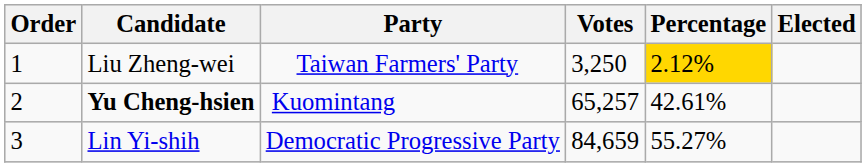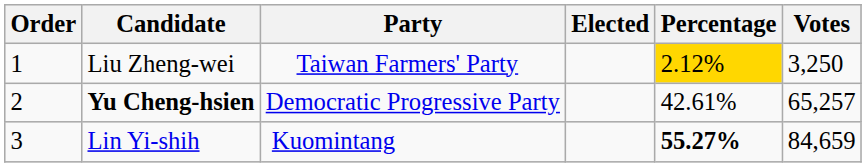columns swapped: (605, 24) <-> (817, 24)
(330, 102) Kuomintang -> (413, 102) Democratic Progressive Party
(413, 141) Democratic Progressive Party -> (330, 141) Kuomintang
(688, 141) normal -> (701, 141) bold
